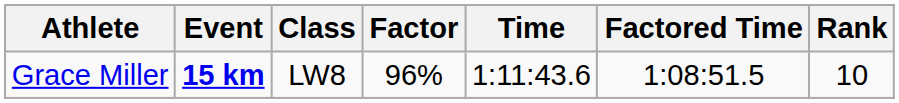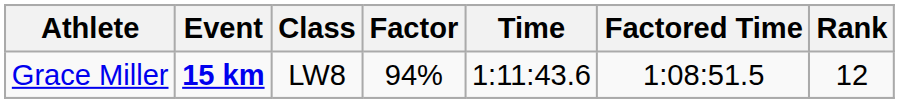(414, 74) 96% -> (414, 74) 94%
(852, 74) 10 -> (852, 74) 12
